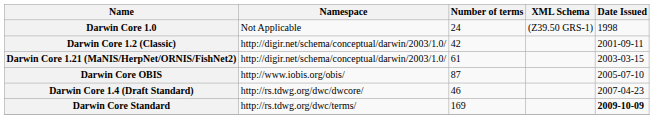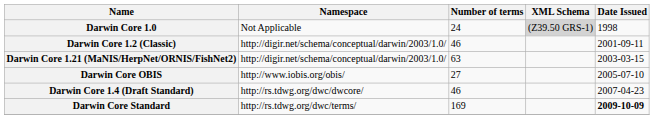(561, 28) no background -> (561, 28) lightgrey background
(456, 43) 42 -> (456, 43) 46
(456, 59) 61 -> (456, 59) 63
(456, 75) 87 -> (456, 75) 27
